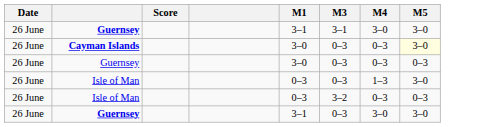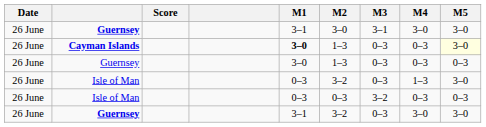+ column: (340, 13)
(299, 47) normal -> (299, 47) bold
